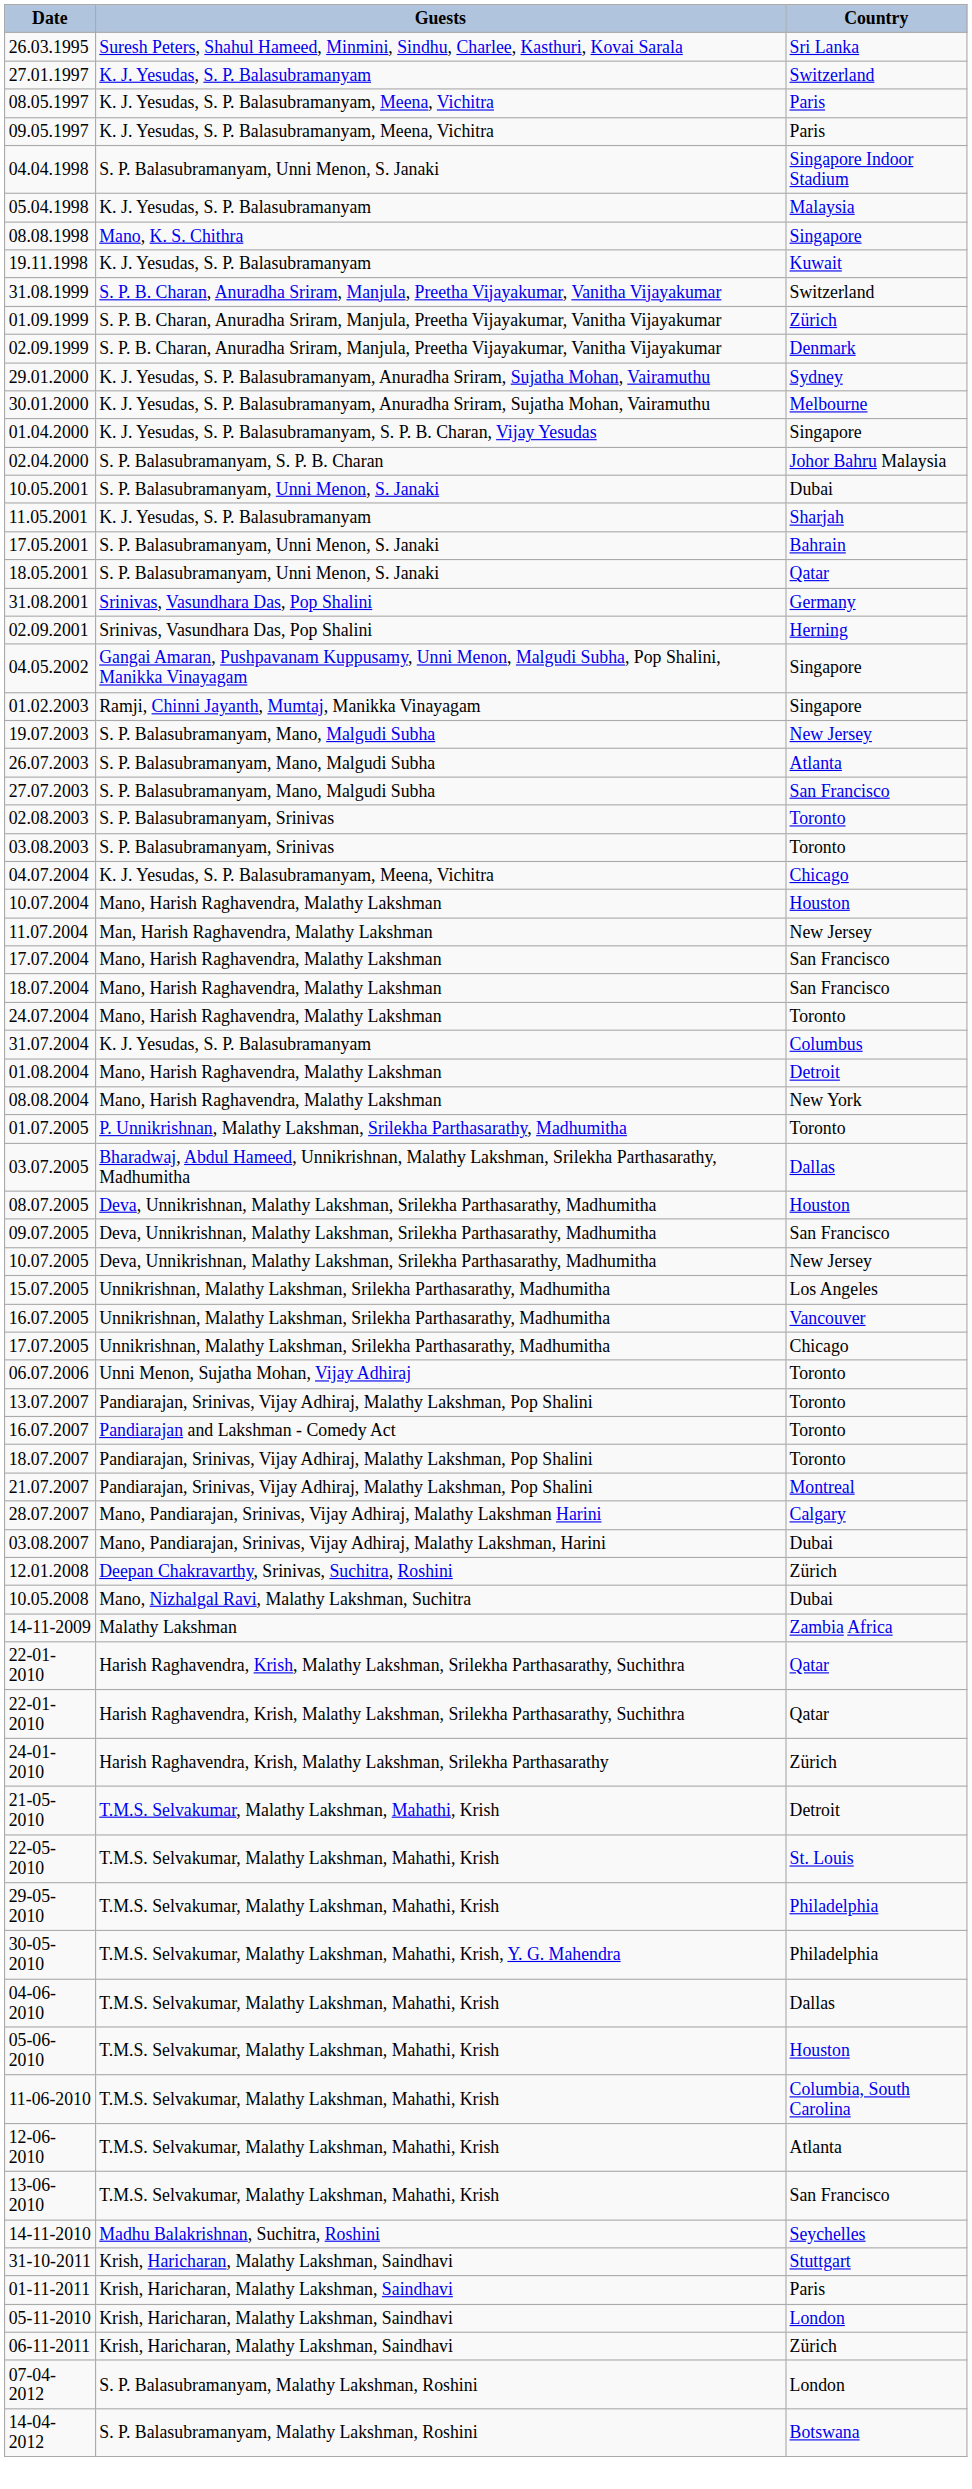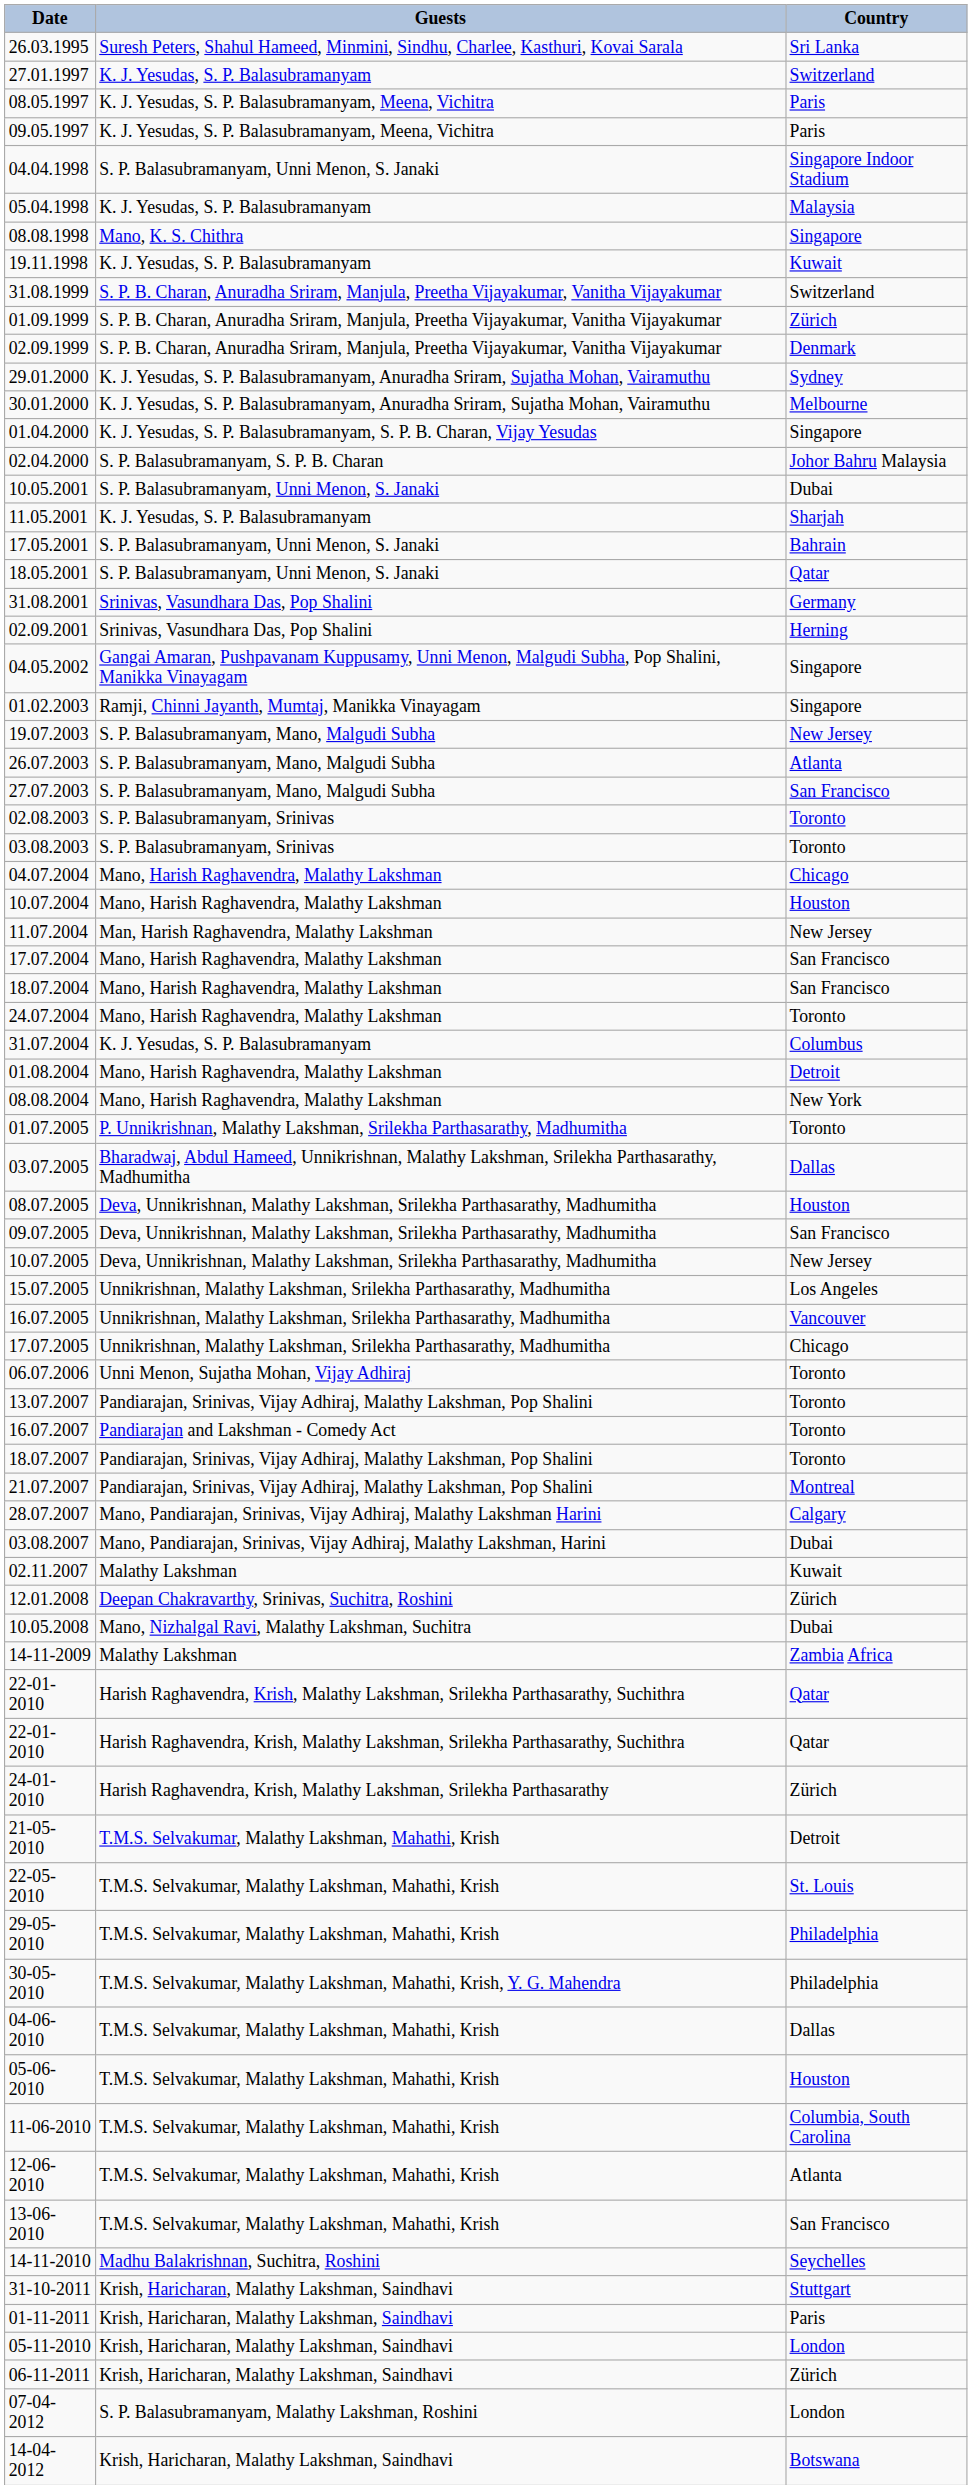(297, 875) K. J. Yesudas, S. P. Balasubramanyam, Meena, Vichitra -> (270, 875) Mano, Harish Raghavendra, Malathy Lakshman
+ row: (48, 1571)
(288, 2432) S. P. Balasubramanyam, Malathy Lakshman, Roshini -> (276, 2460) Krish, Haricharan, Malathy Lakshman, Saindhavi
